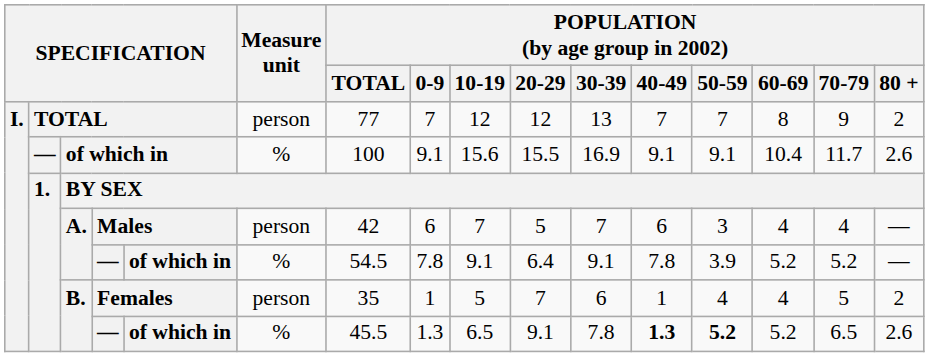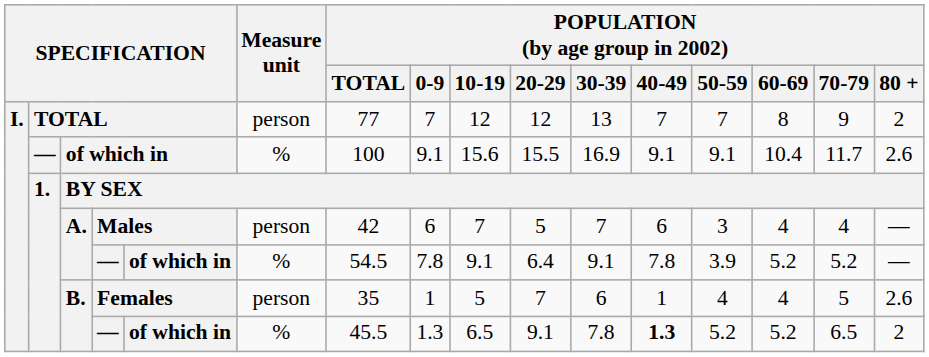(899, 297) 2 -> (899, 297) 2.6
(722, 332) bold -> (722, 332) normal
(899, 332) 2.6 -> (899, 332) 2
